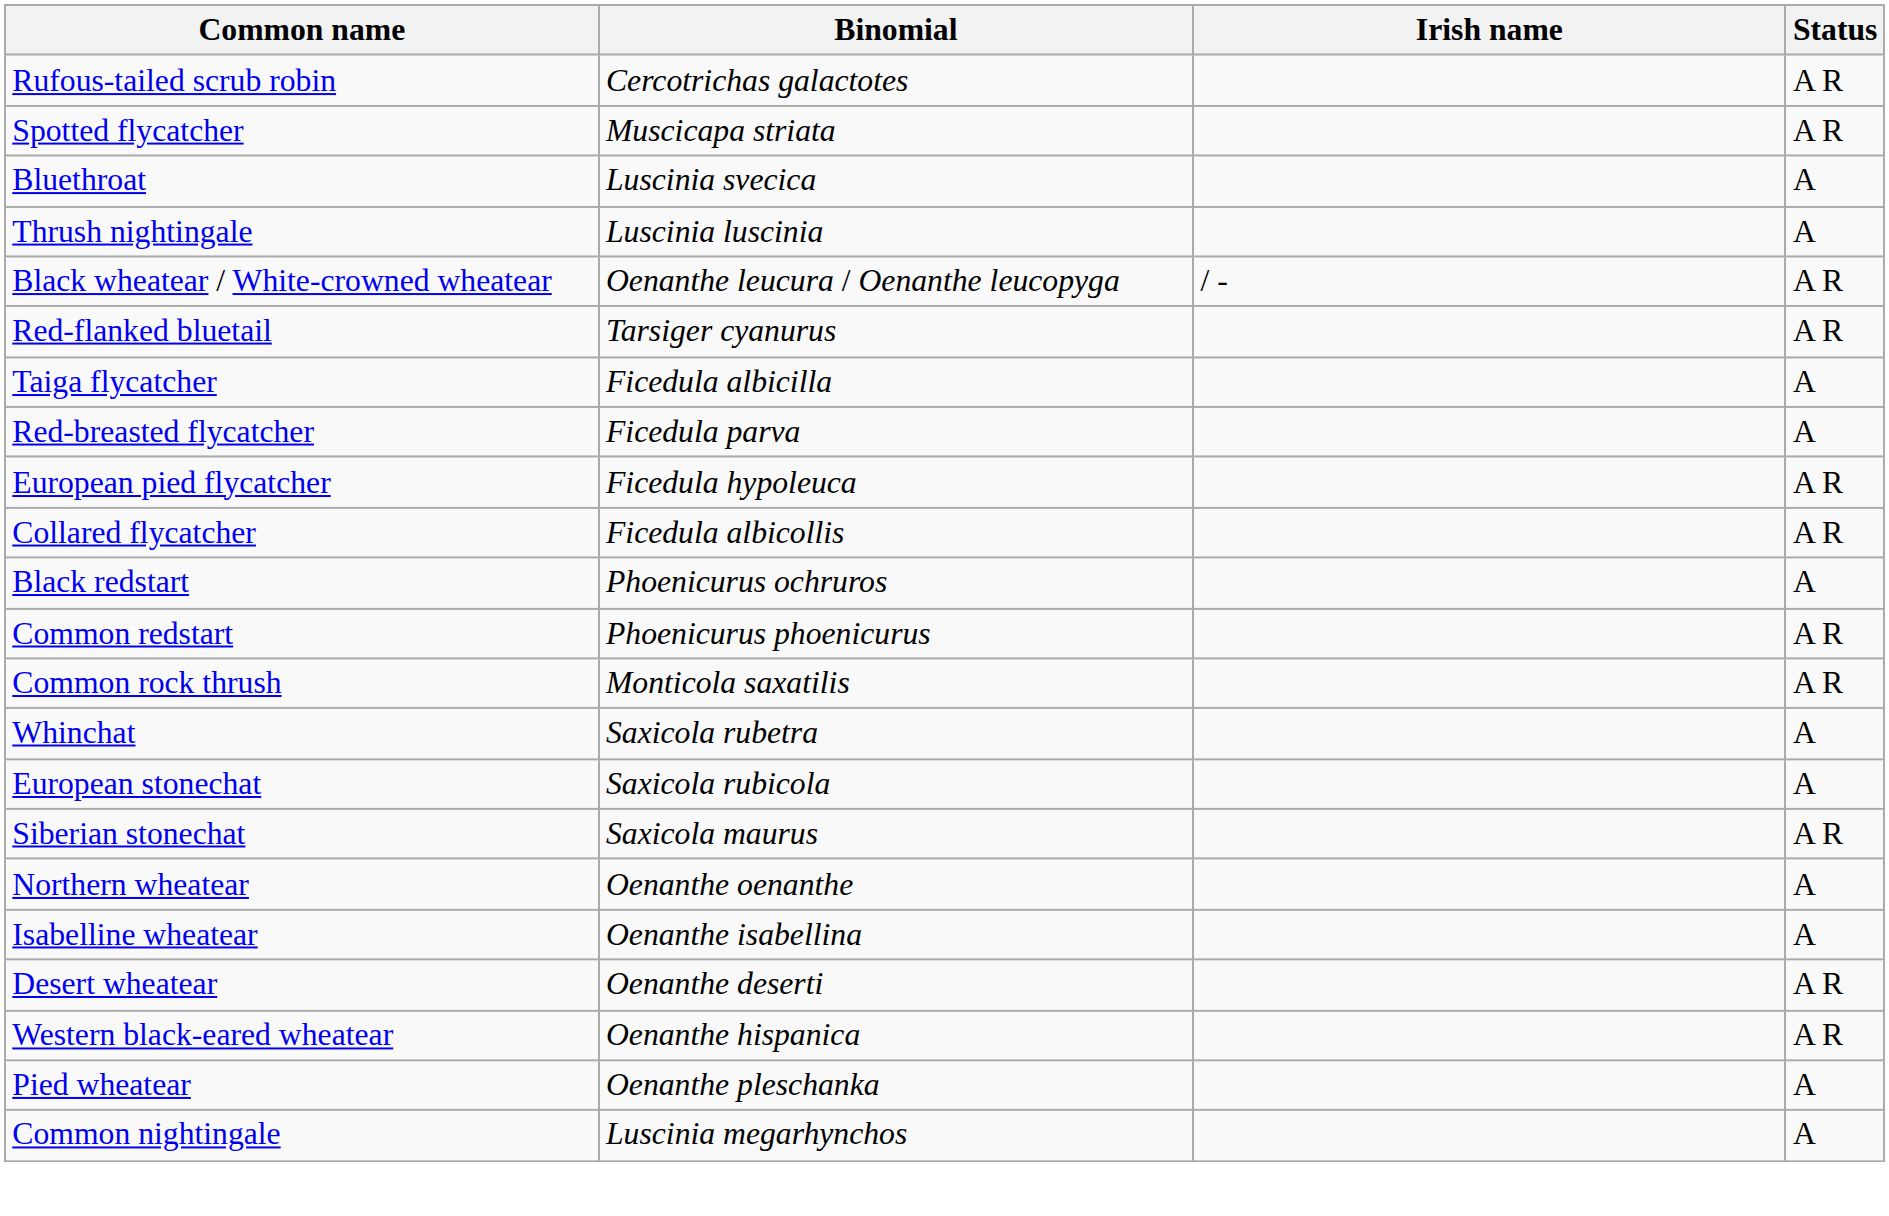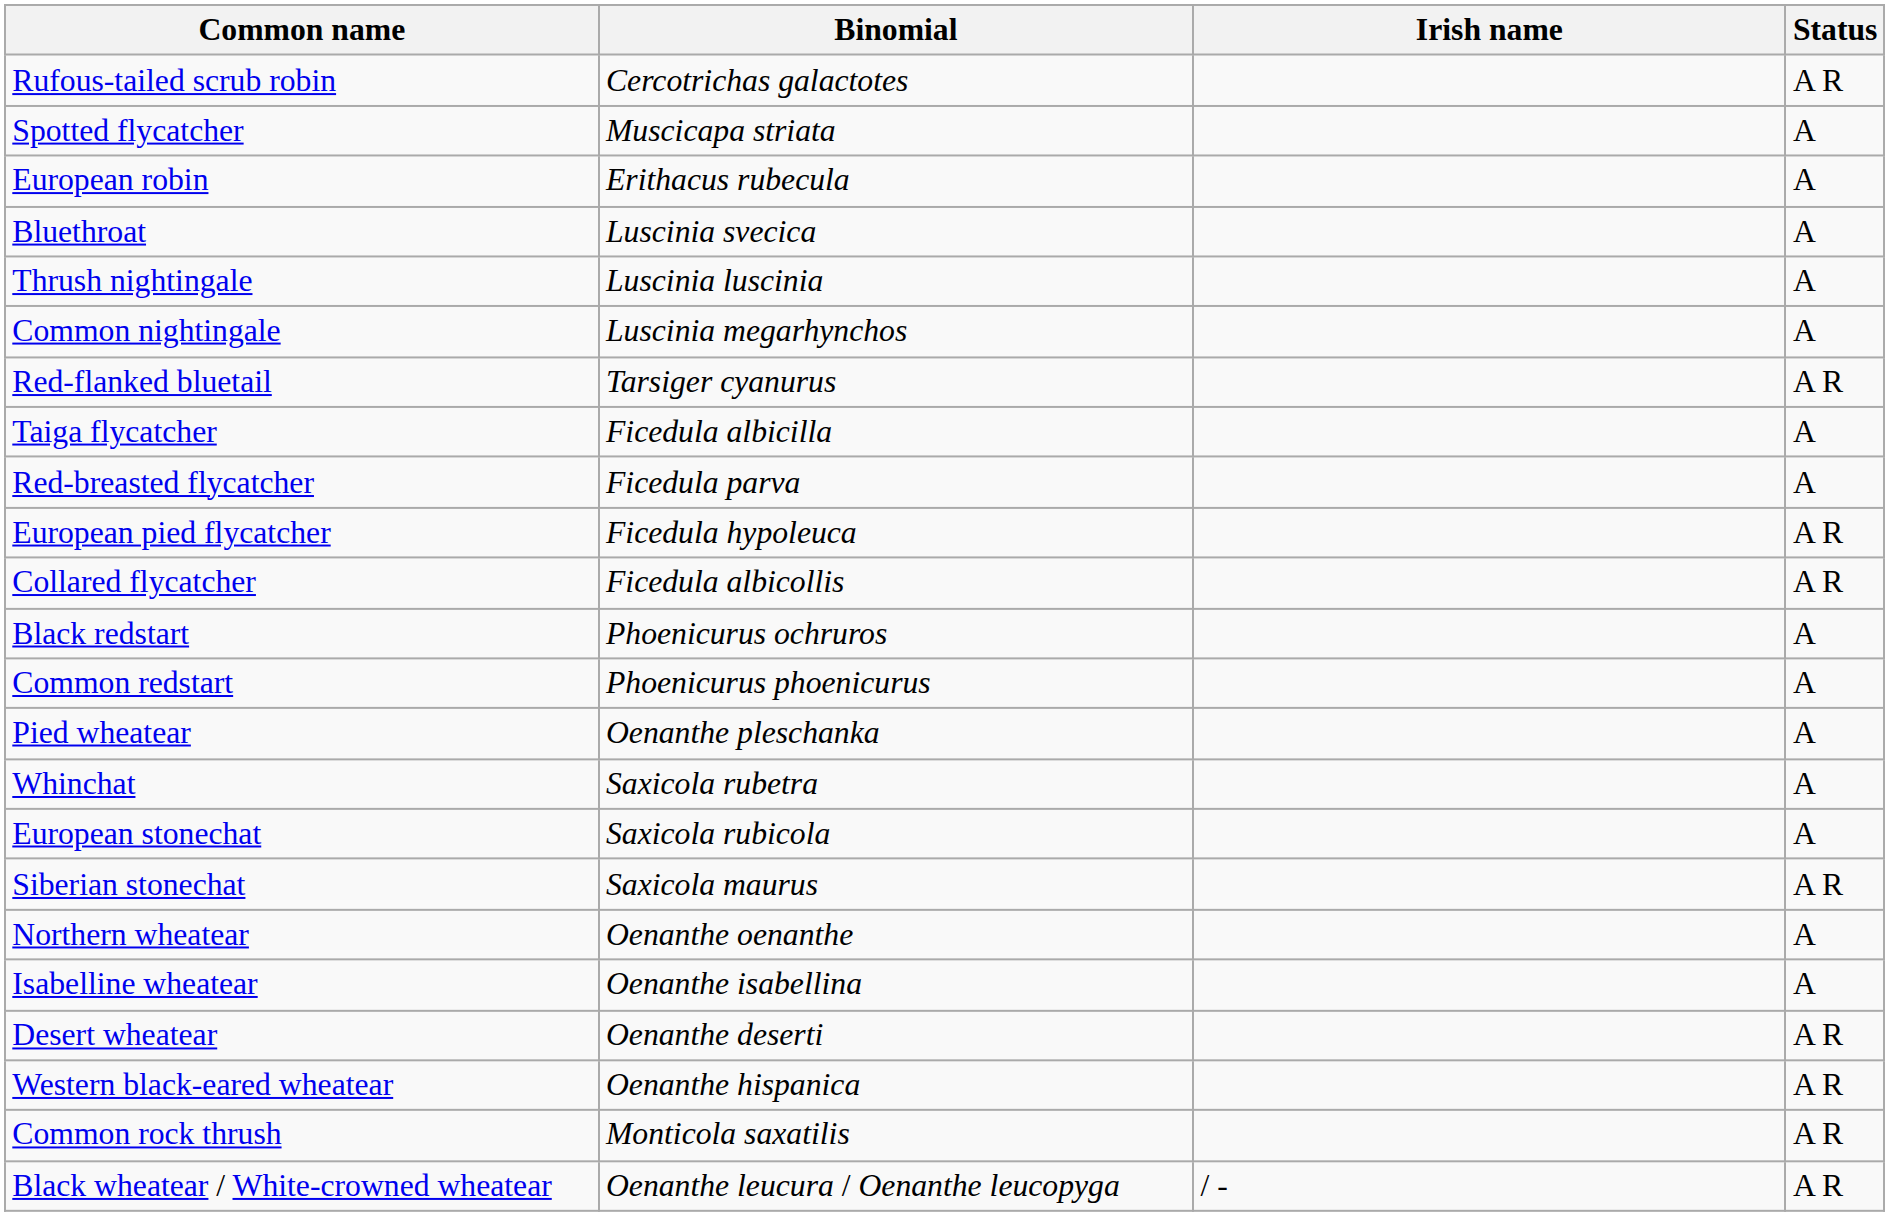(1818, 130) A R -> (1804, 130) A
+ row: (110, 180)
rows swapped: (146, 1134) <-> (282, 280)
(1818, 632) A R -> (1804, 682) A
rows swapped: (147, 682) <-> (102, 1084)
